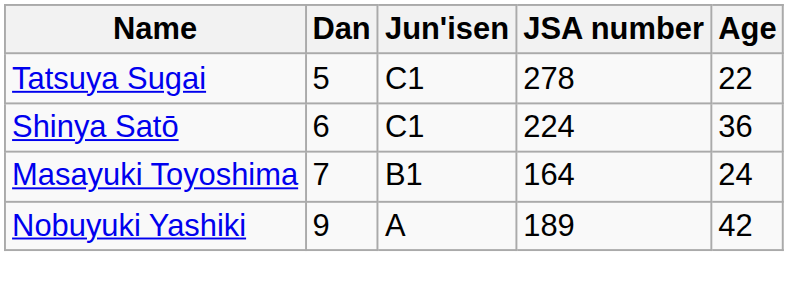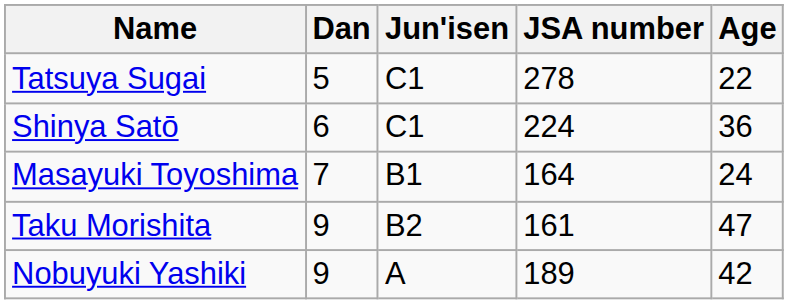+ row: (112, 224)
